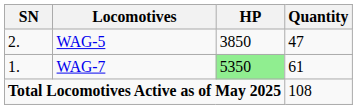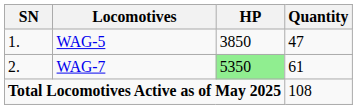(14, 41) 2. -> (14, 41) 1.
(14, 66) 1. -> (14, 66) 2.
